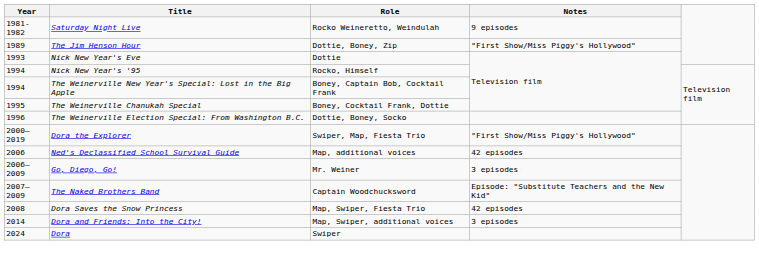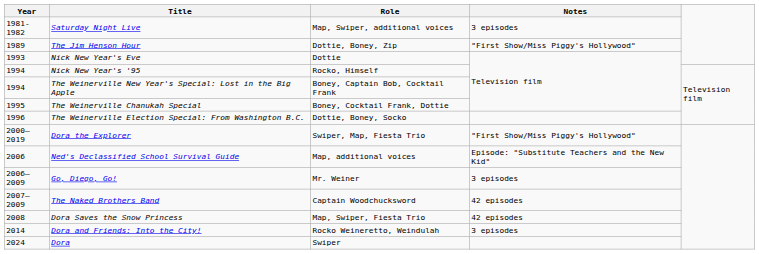(376, 28) Rocko Weineretto, Weindulah -> (383, 28) Map, Swiper, additional voices
(495, 28) 9 episodes -> (495, 28) 3 episodes
(497, 152) 42 episodes -> (568, 157) Episode: "Substitute Teachers and the New Kid"
(568, 191) Episode: "Substitute Teachers and the New Kid" -> (497, 200) 42 episodes
(383, 221) Map, Swiper, additional voices -> (376, 230) Rocko Weineretto, Weindulah
